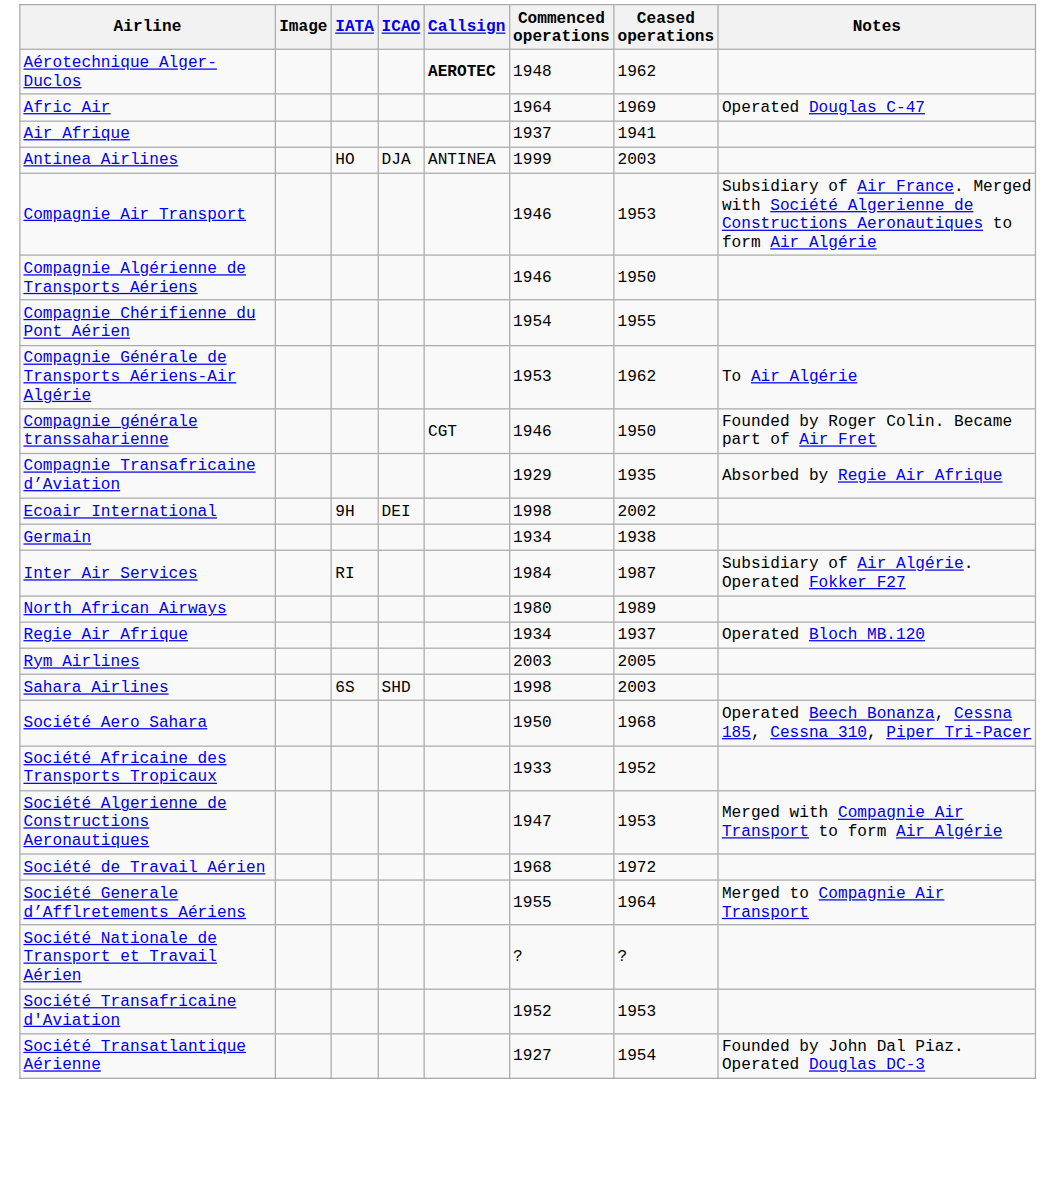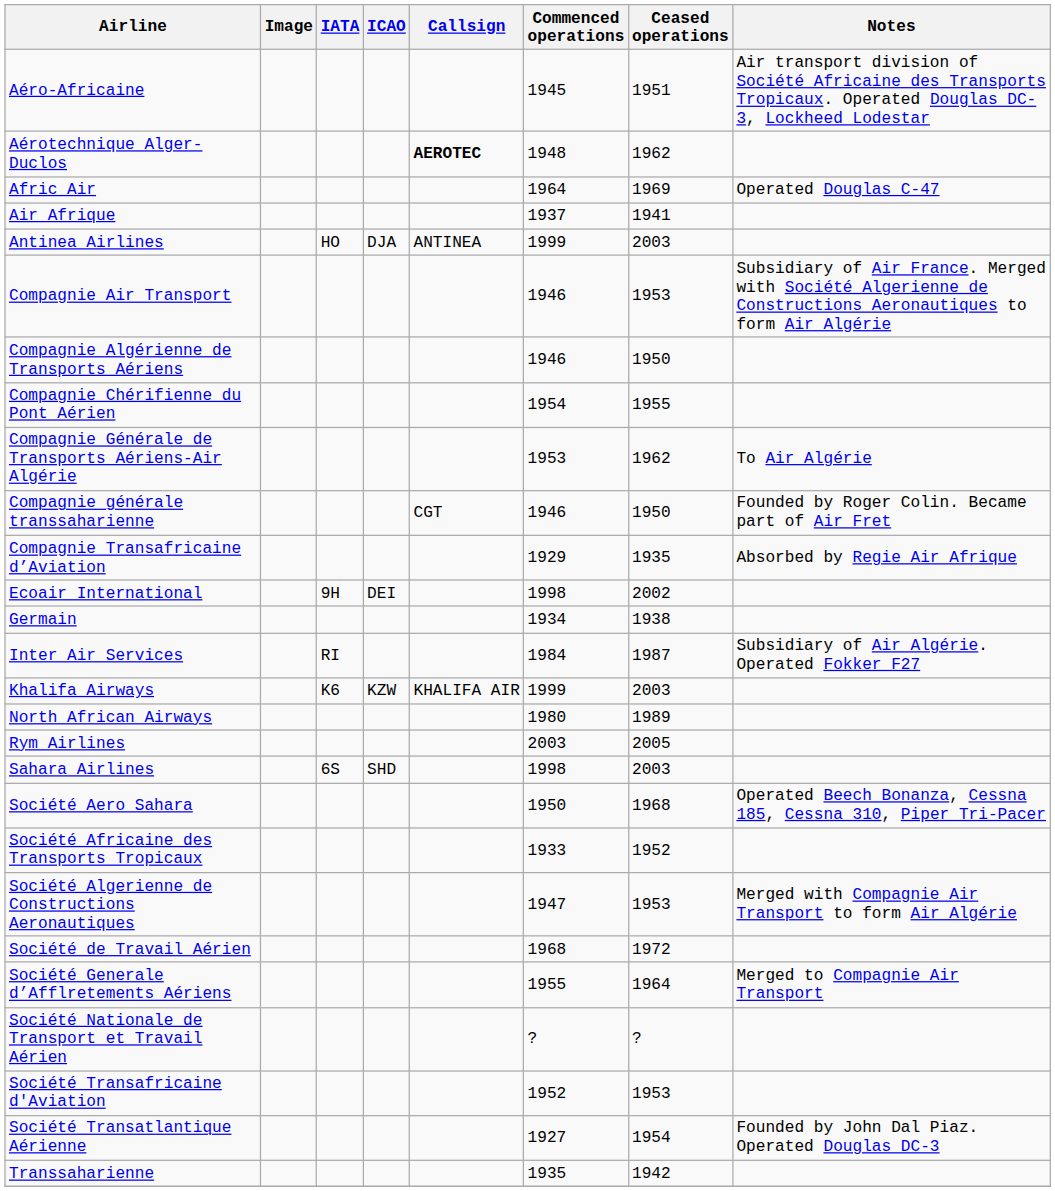+ row: (77, 91)
+ row: (82, 691)
- row: (106, 635)
+ row: (82, 1174)
